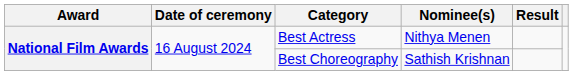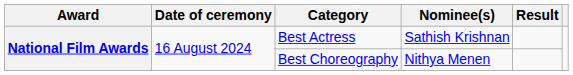(447, 37) Nithya Menen -> (457, 37) Sathish Krishnan
(457, 59) Sathish Krishnan -> (447, 59) Nithya Menen
